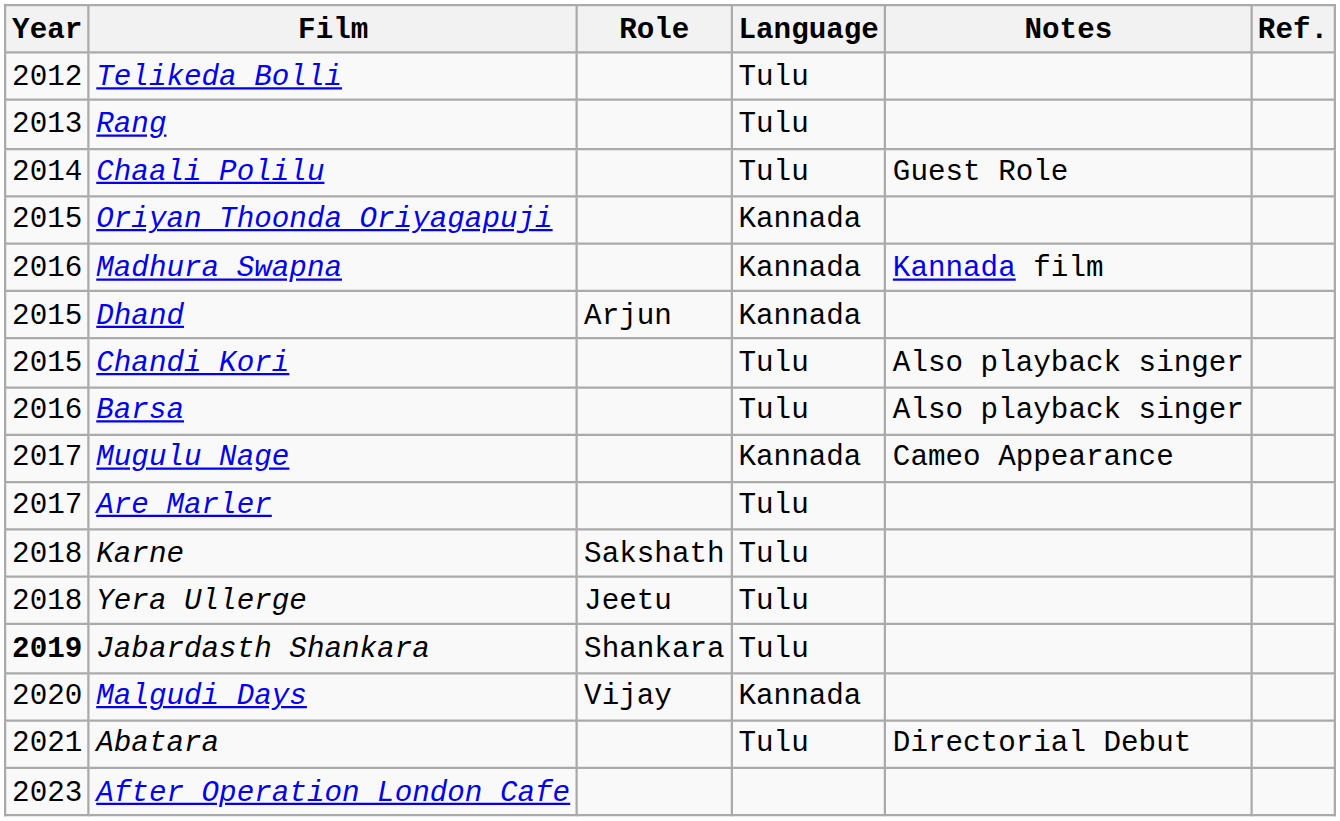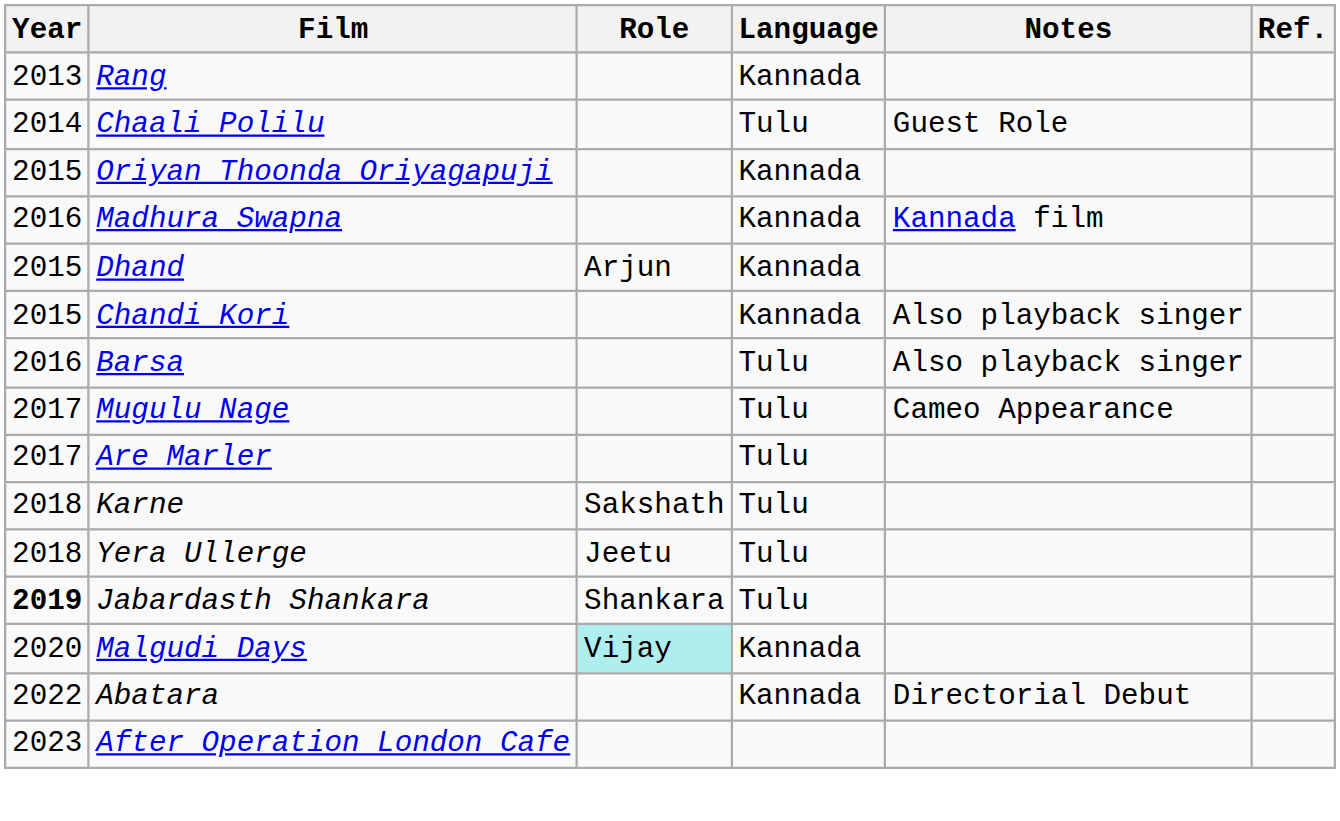- row: (219, 77)
(774, 124) Tulu -> (800, 77) Kannada
(774, 363) Tulu -> (800, 315) Kannada
(800, 458) Kannada -> (774, 410) Tulu
(628, 696) no background -> (628, 649) paleturquoise background
(47, 744) 2021 -> (47, 696) 2022
(774, 744) Tulu -> (800, 696) Kannada
